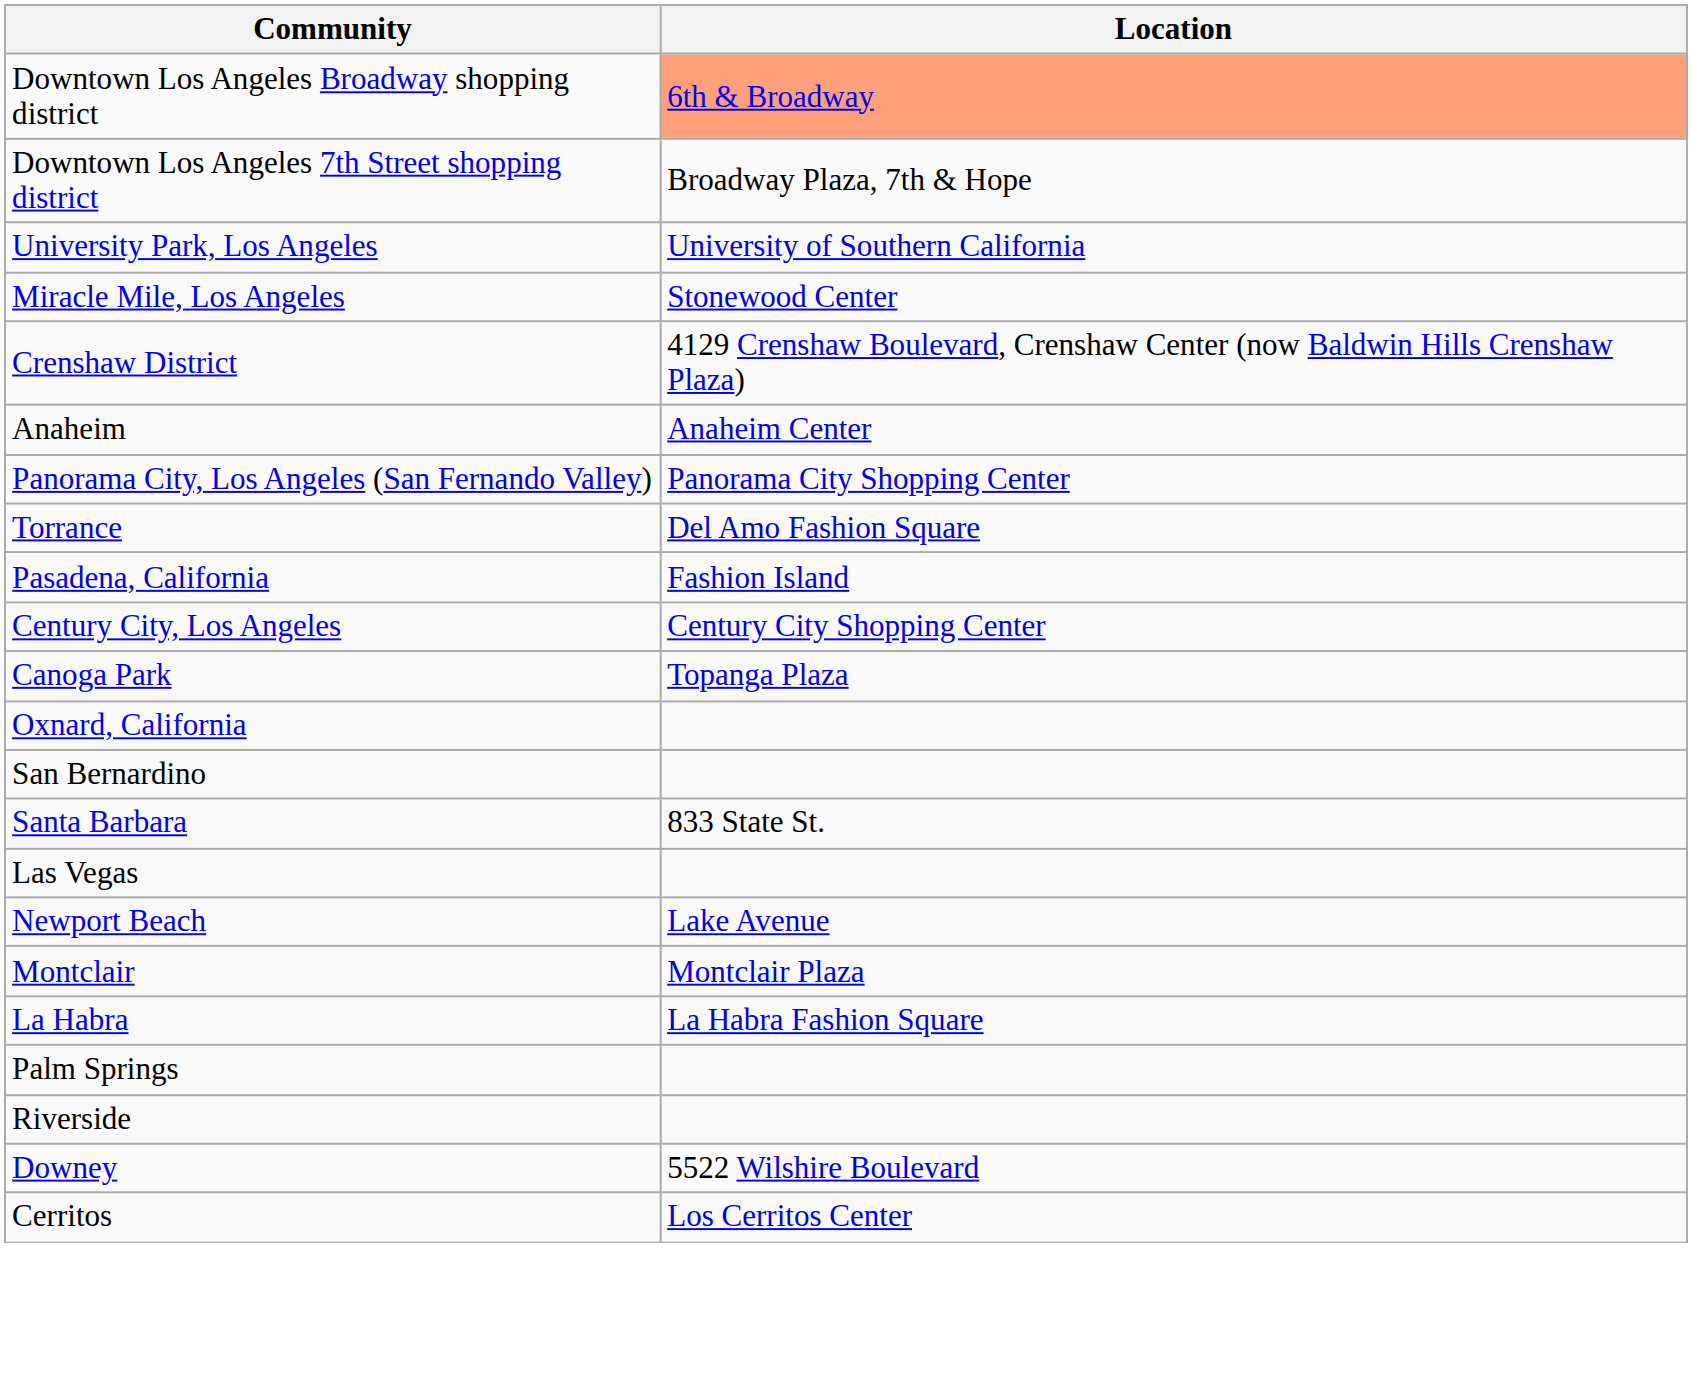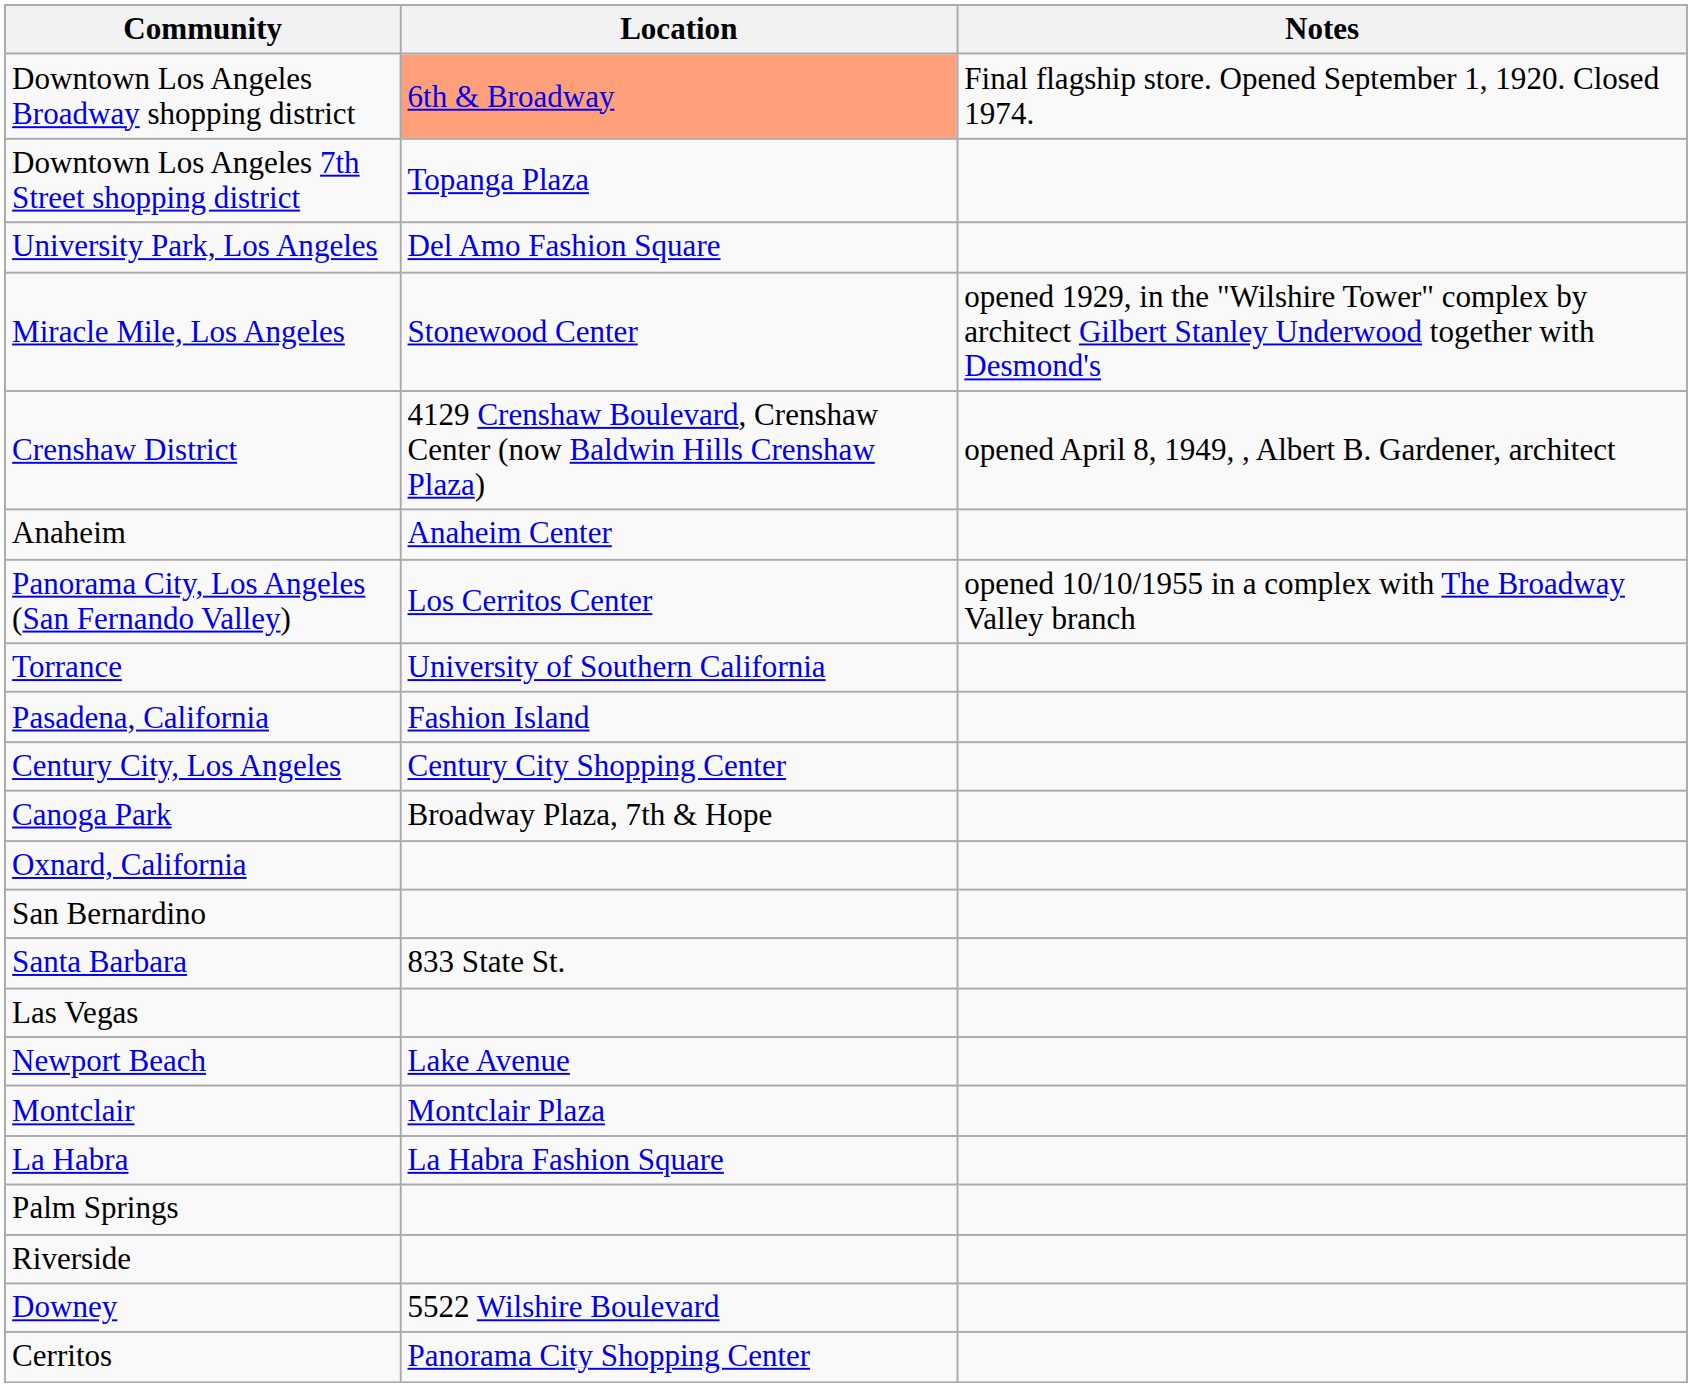+ column: (1322, 29)
(849, 179) Broadway Plaza, 7th & Hope -> (498, 179) Topanga Plaza
(876, 246) University of Southern California -> (564, 246) Del Amo Fashion Square
(868, 478) Panorama City Shopping Center -> (530, 600) Los Cerritos Center
(824, 527) Del Amo Fashion Square -> (617, 667) University of Southern California
(758, 675) Topanga Plaza -> (590, 815) Broadway Plaza, 7th & Hope
(790, 1216) Los Cerritos Center -> (609, 1356) Panorama City Shopping Center
